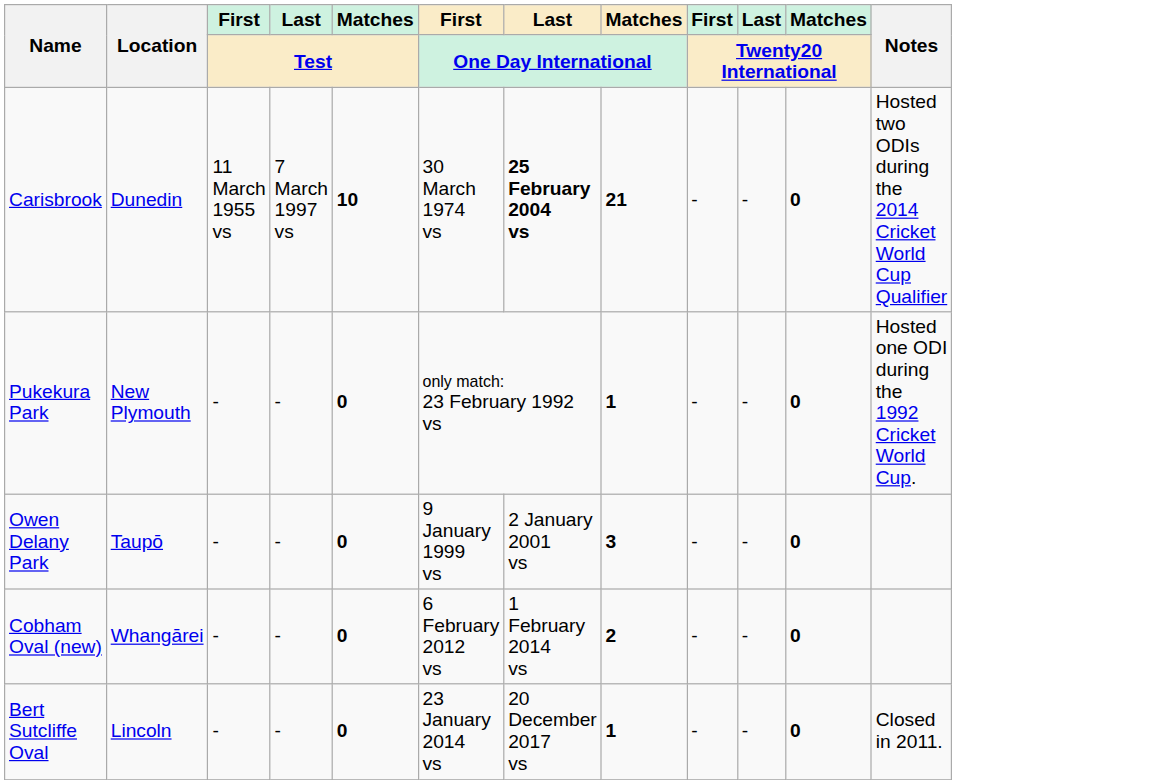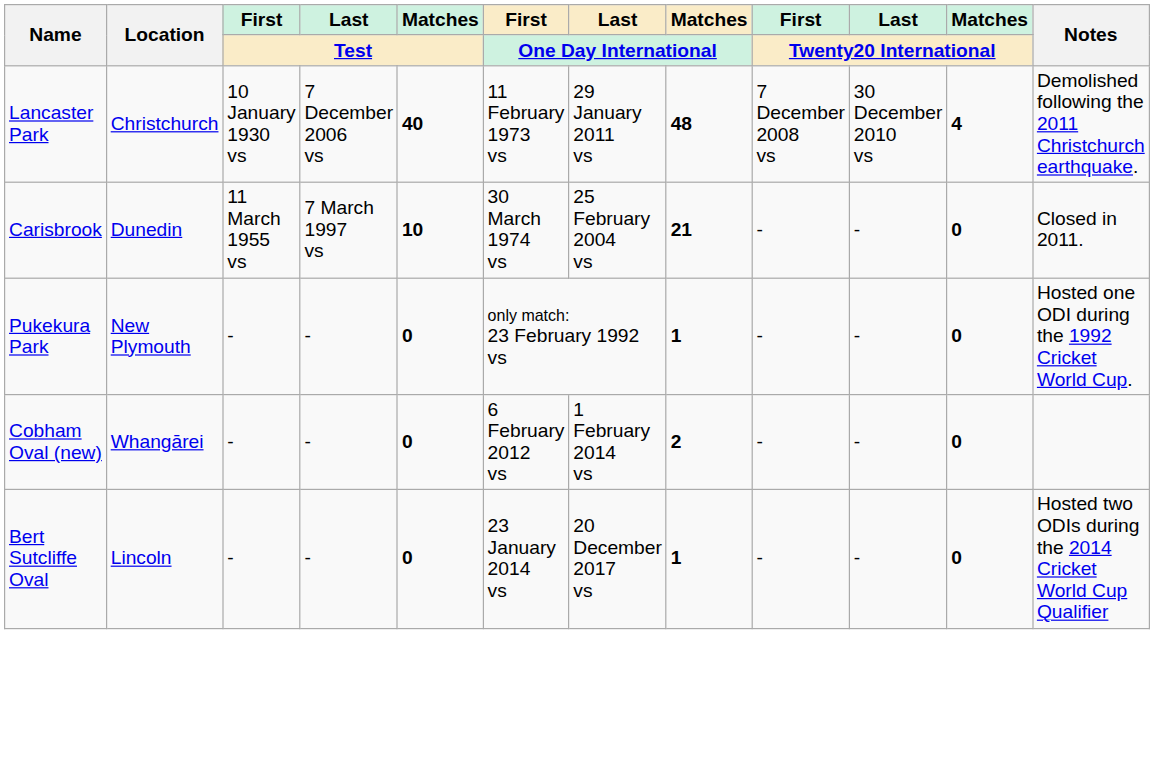+ row: (51, 123)
(549, 199) bold -> (612, 229) normal
(911, 199) Hosted two ODIs during the 2014 Cricket World Cup Qualifier -> (1077, 229) Closed in 2011.
- row: (39, 541)
(909, 731) Closed in 2011. -> (1088, 558) Hosted two ODIs during the 2014 Cricket World Cup Qualifier
